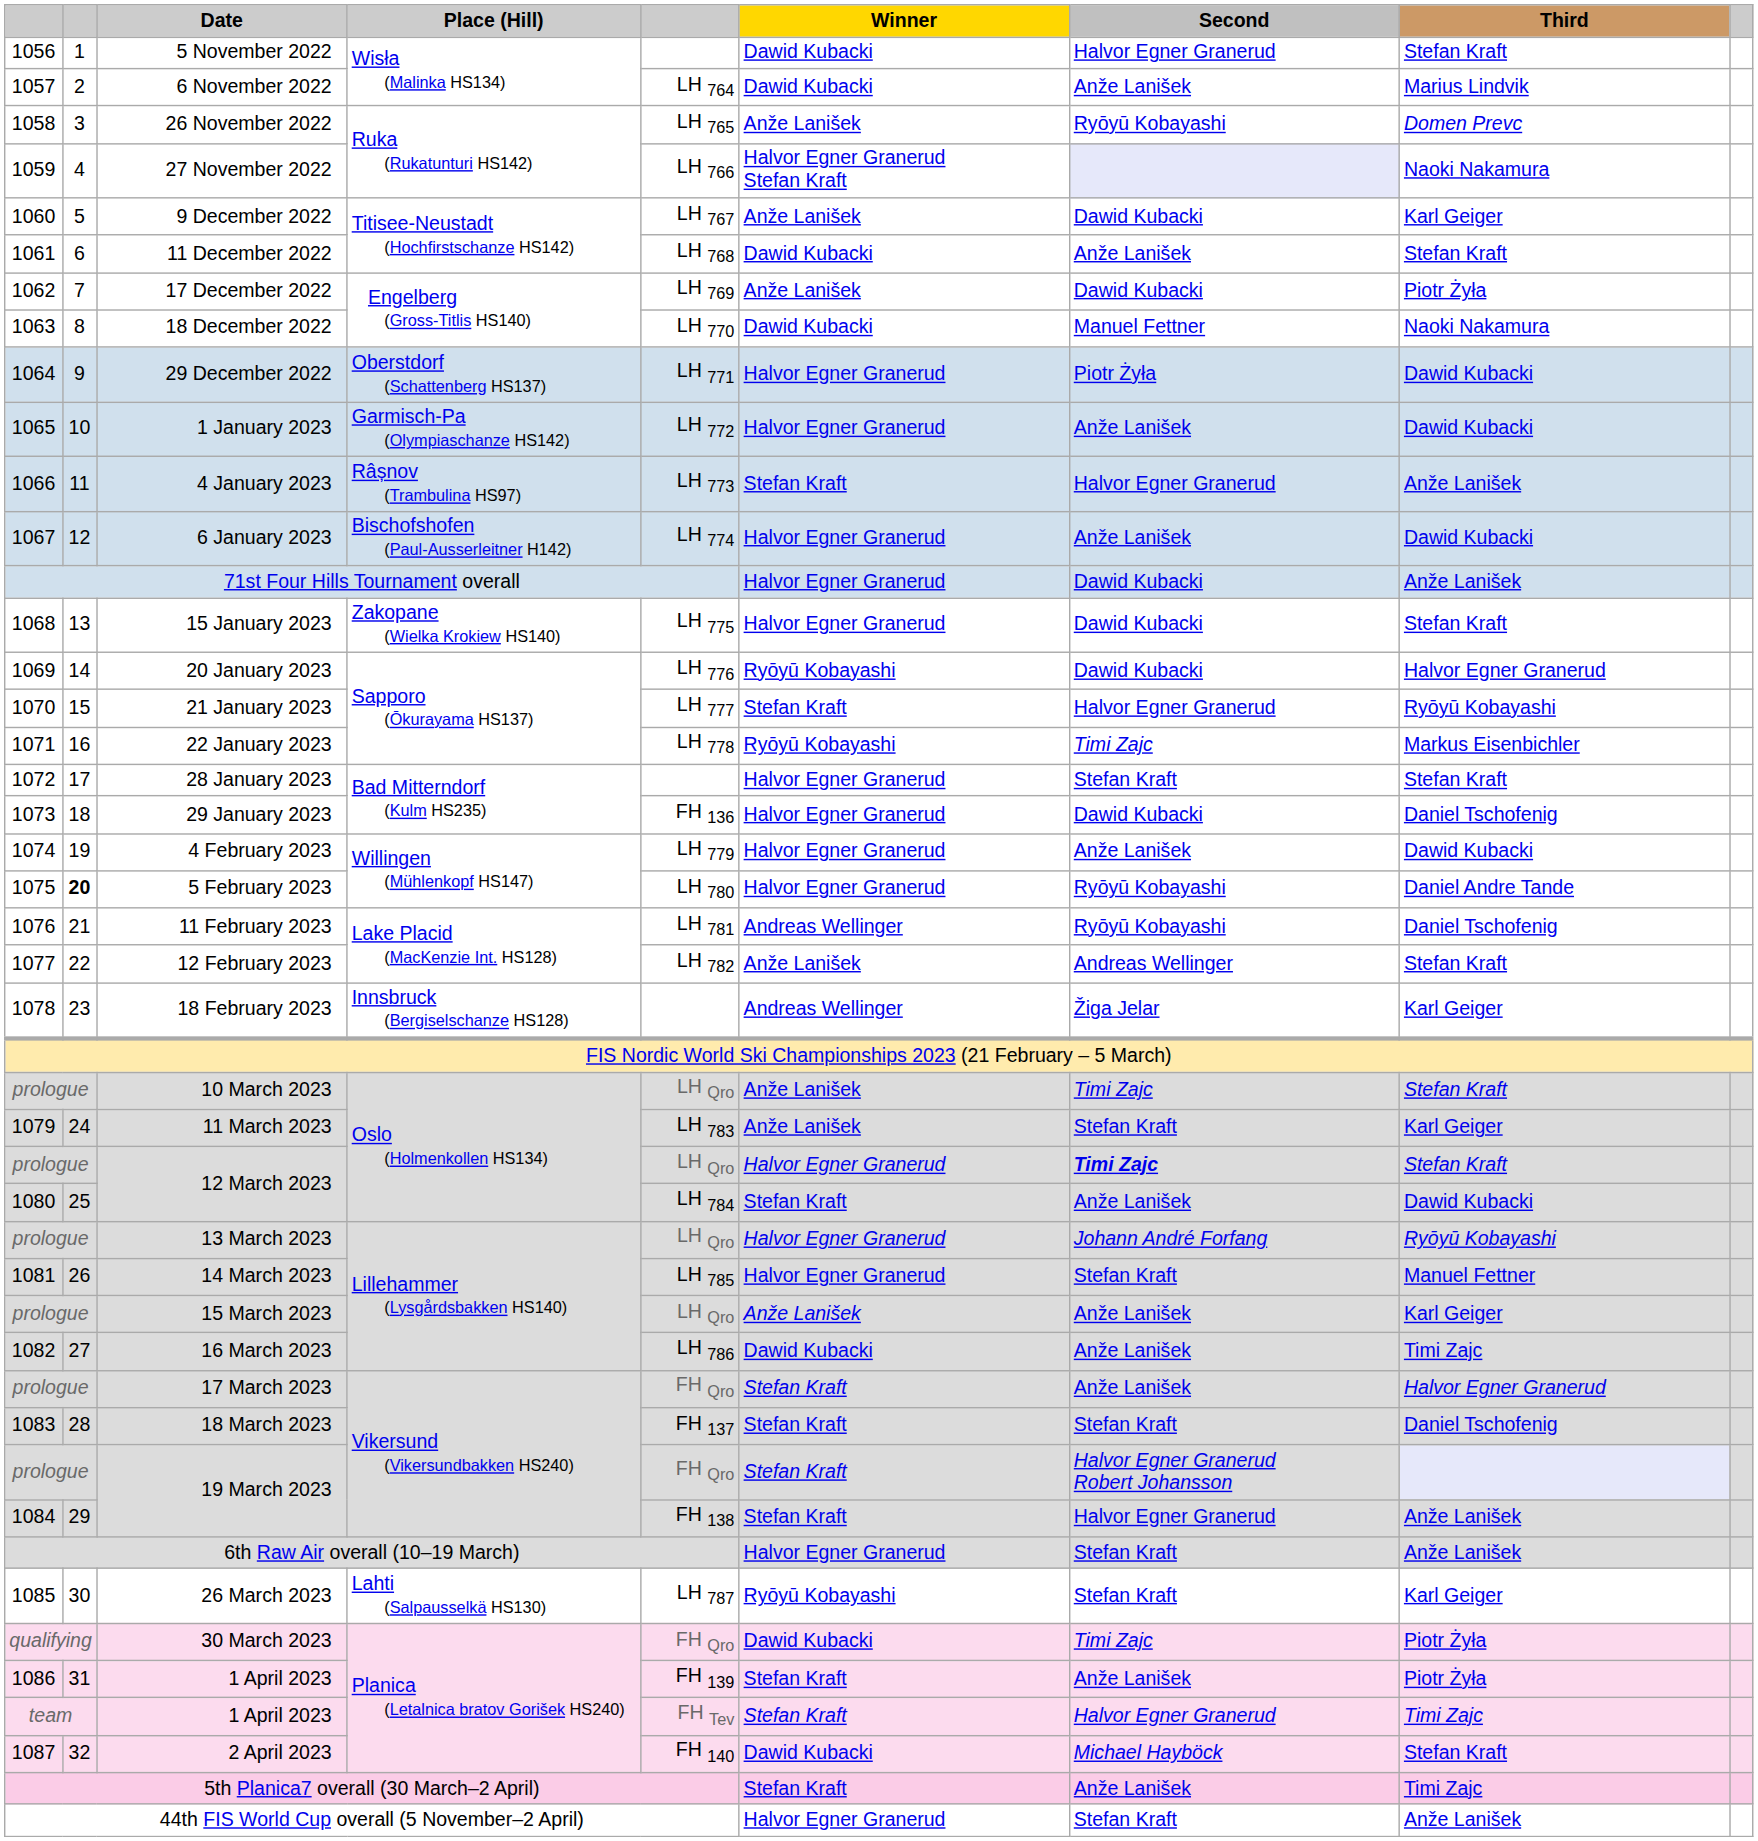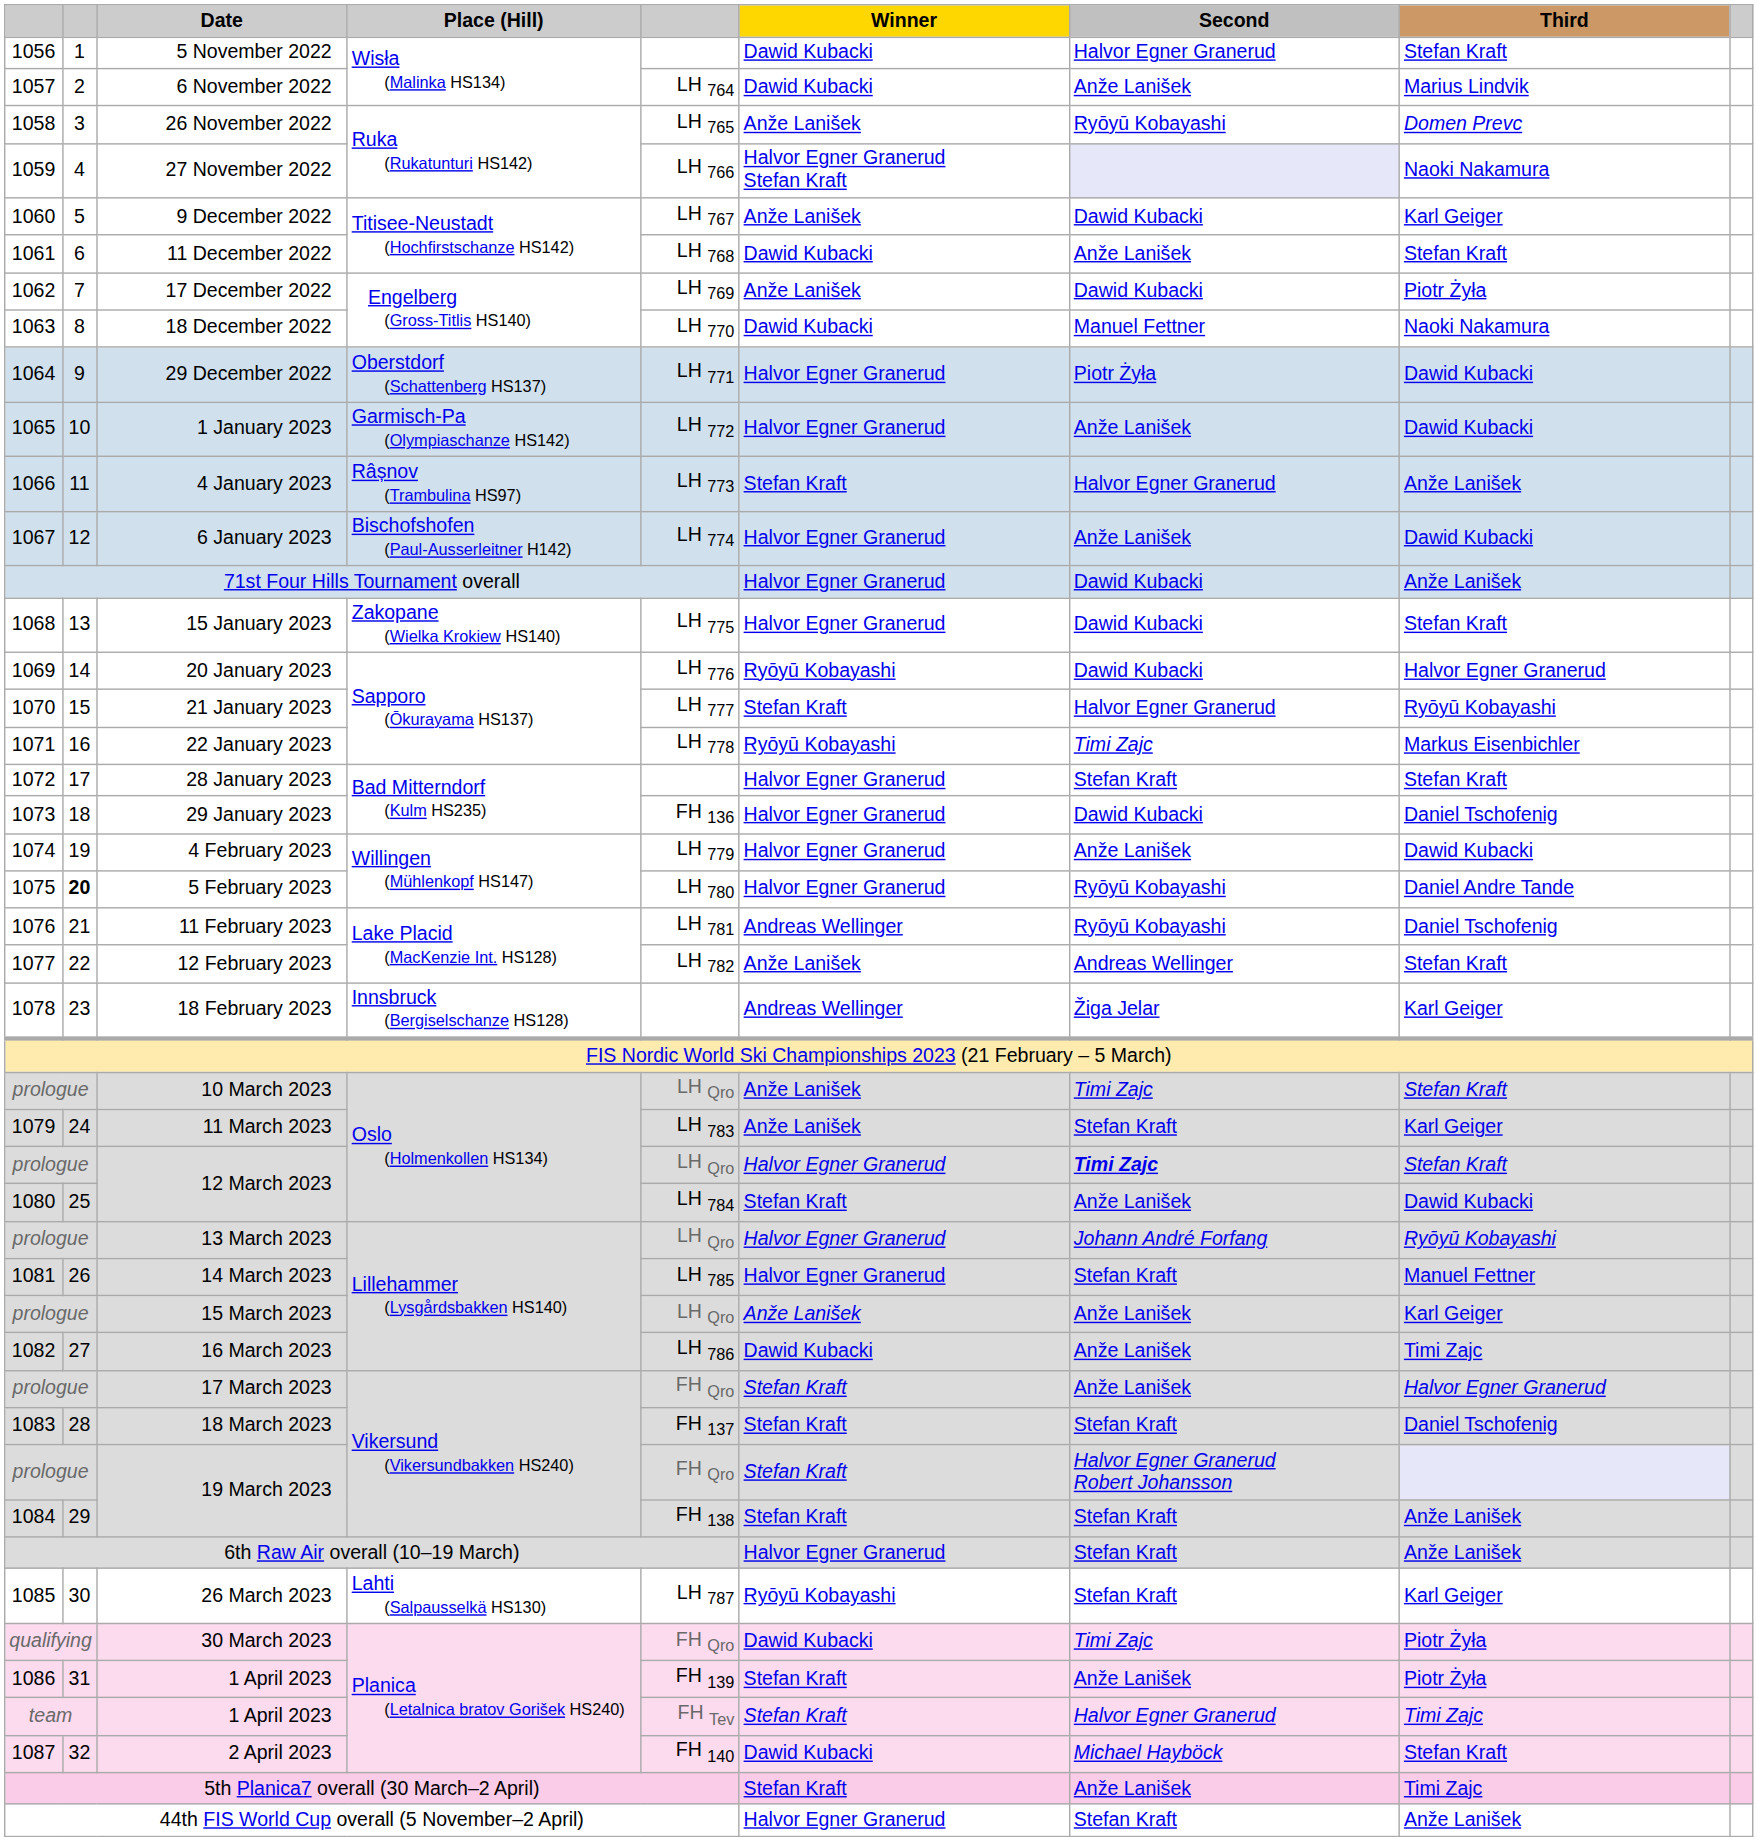(1175, 1517) Halvor Egner Granerud -> (1125, 1517) Stefan Kraft
